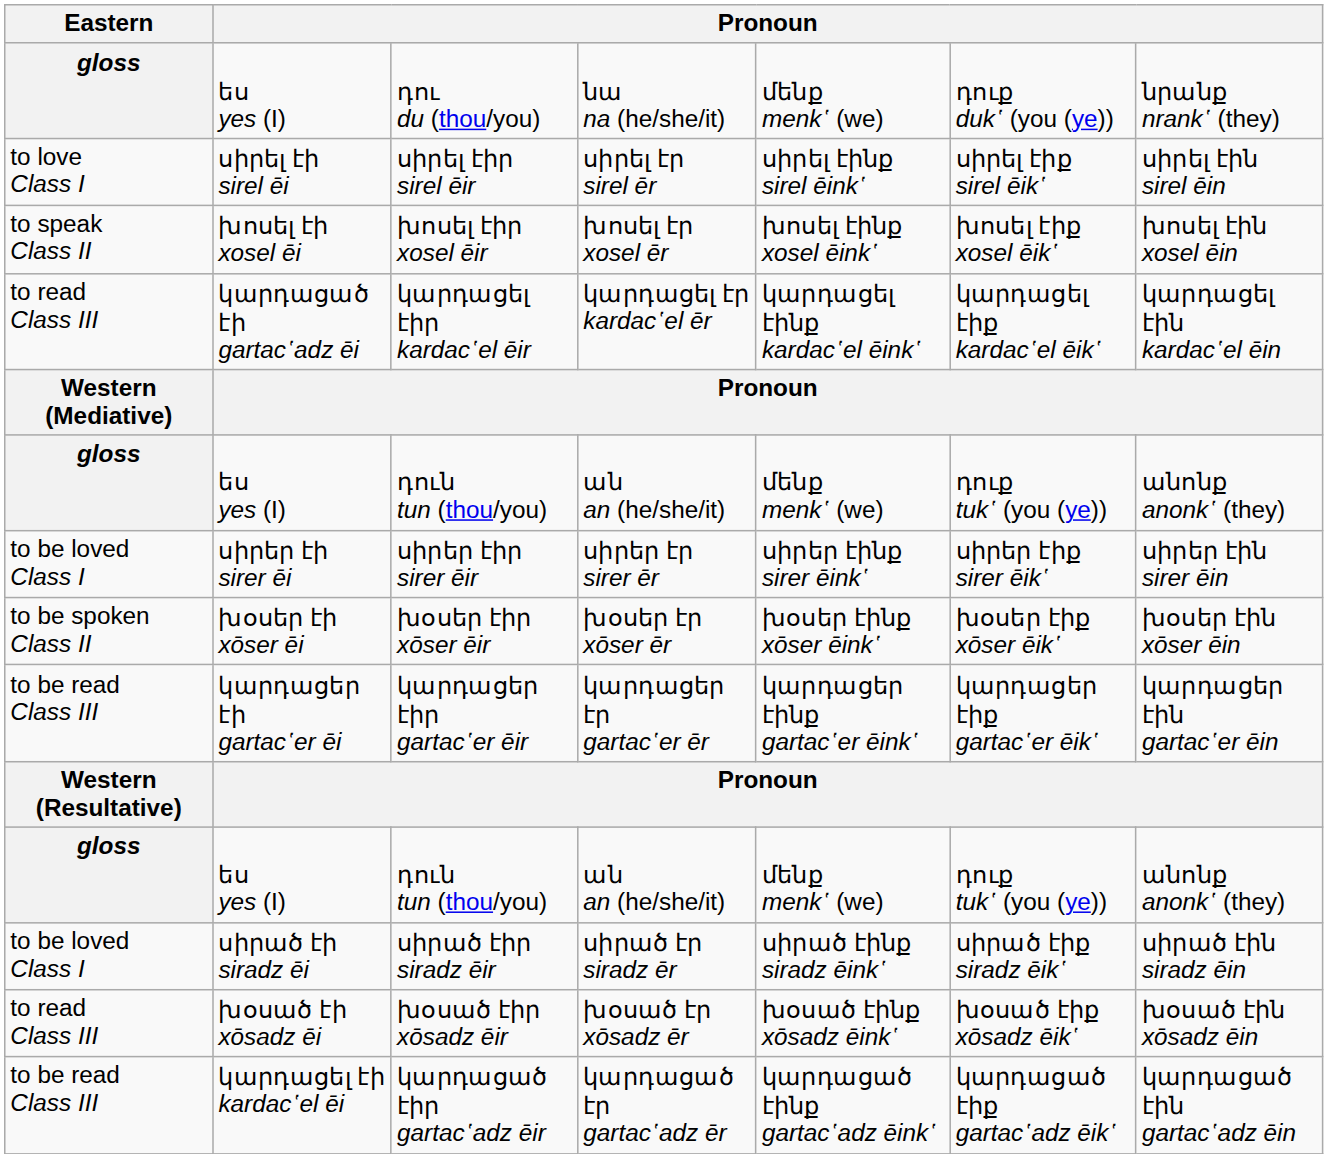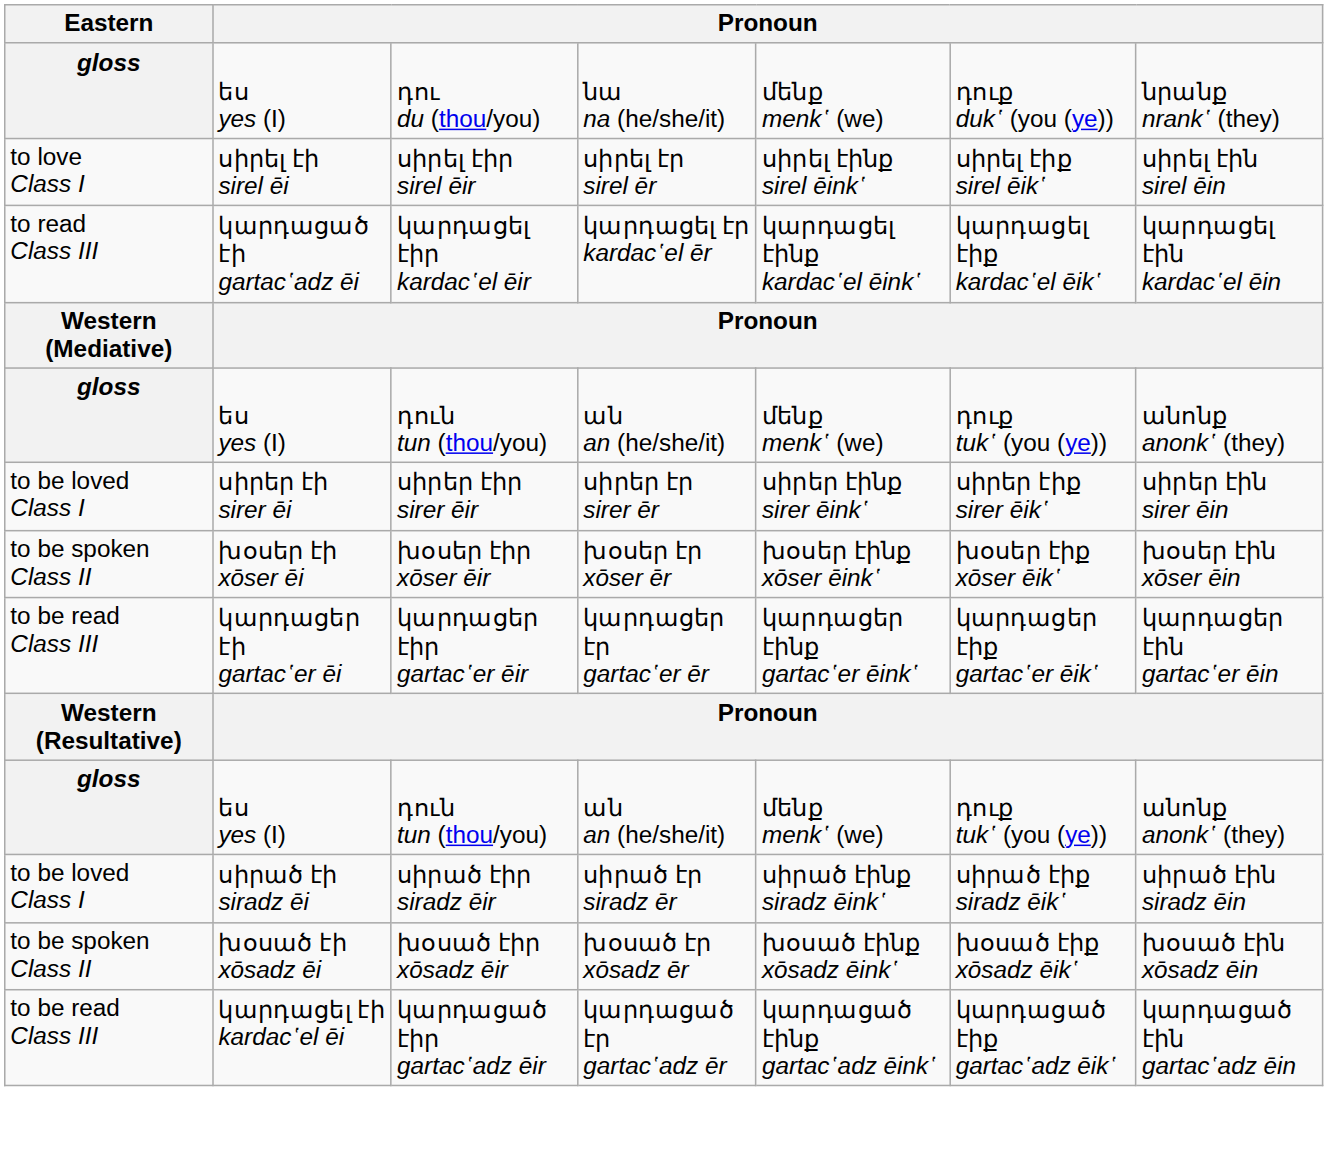- row: (460, 239)
(54, 1022) to read Class III -> (80, 954) to be spoken Class II
